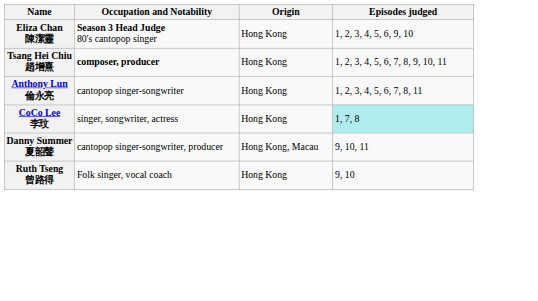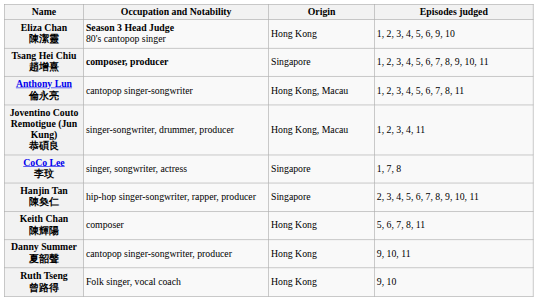(264, 62) Hong Kong -> (291, 62) Singapore
(264, 90) Hong Kong -> (310, 90) Hong Kong, Macau
+ row: (44, 129)
(264, 118) Hong Kong -> (291, 169) Singapore
(347, 118) paleturquoise background -> (389, 169) no background
+ row: (44, 196)
+ row: (44, 225)
(280, 147) Hong Kong, Macau -> (294, 254) Hong Kong
